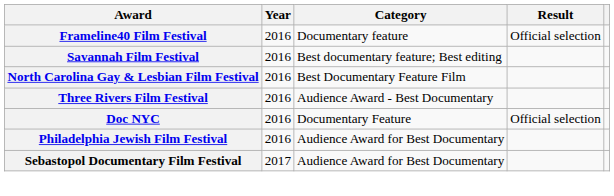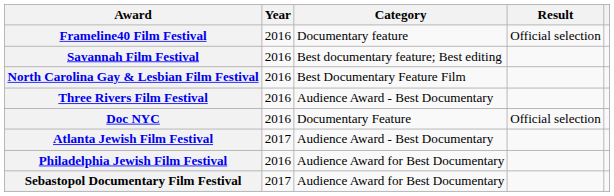+ row: (133, 139)
